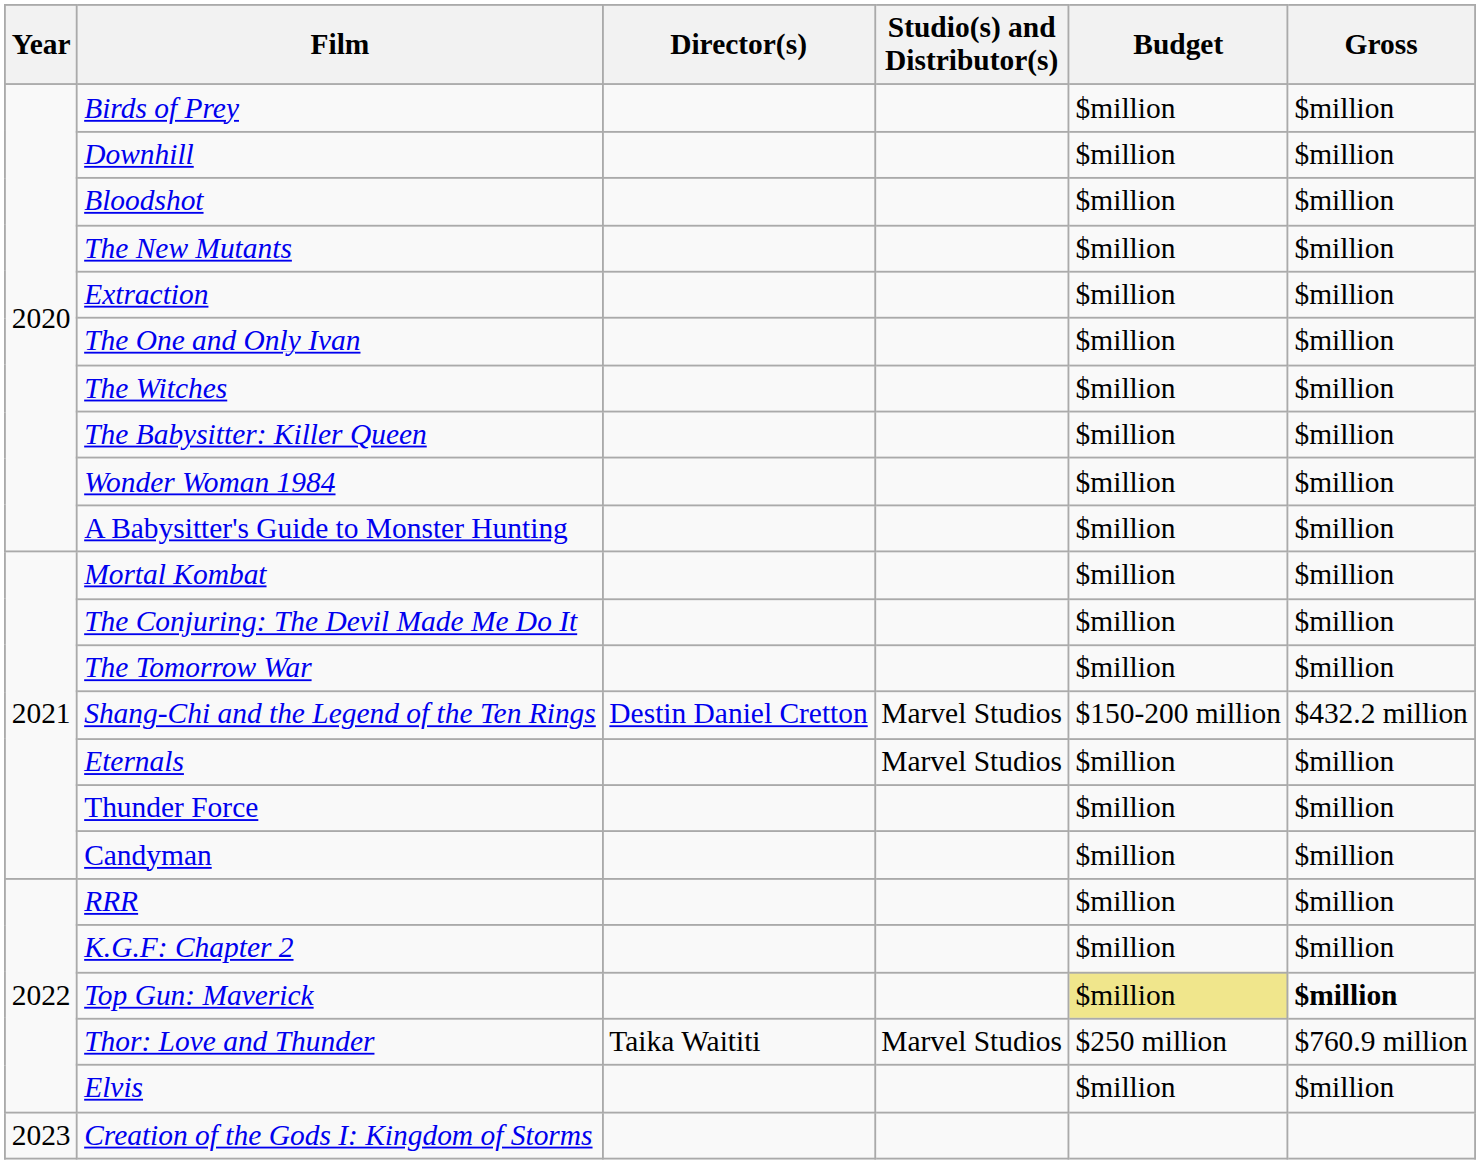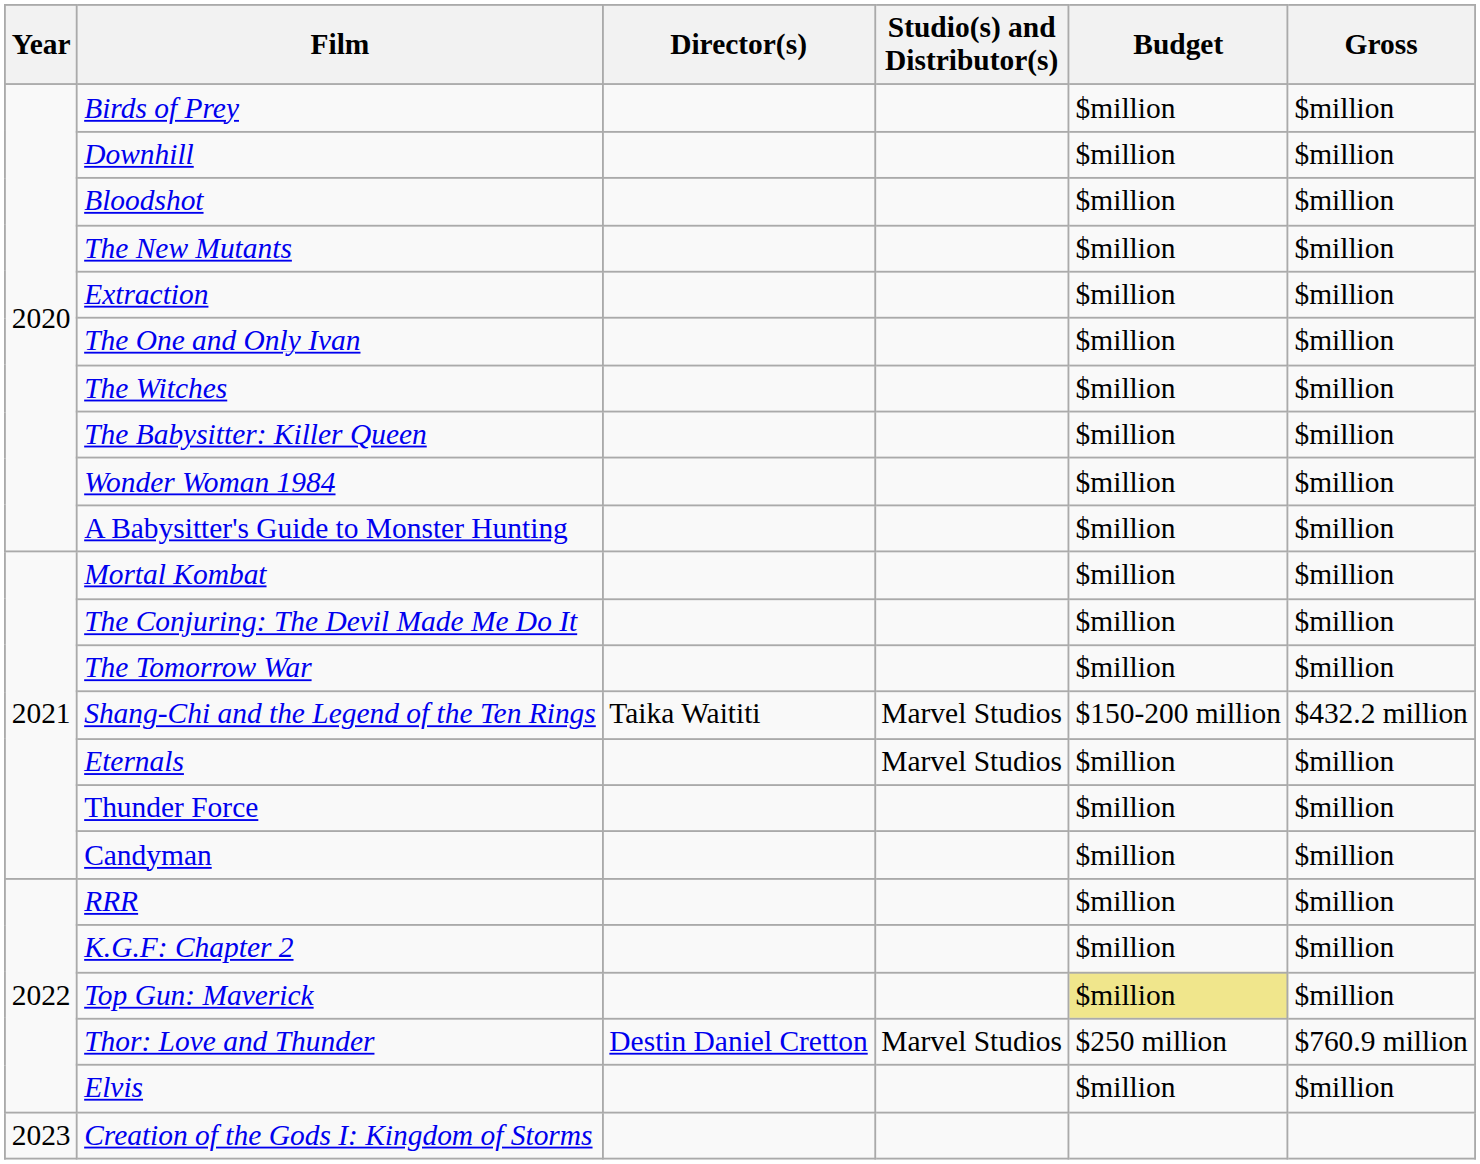(739, 714) Destin Daniel Cretton -> (685, 714) Taika Waititi
(1346, 994) bold -> (1344, 994) normal
(685, 1041) Taika Waititi -> (739, 1041) Destin Daniel Cretton
